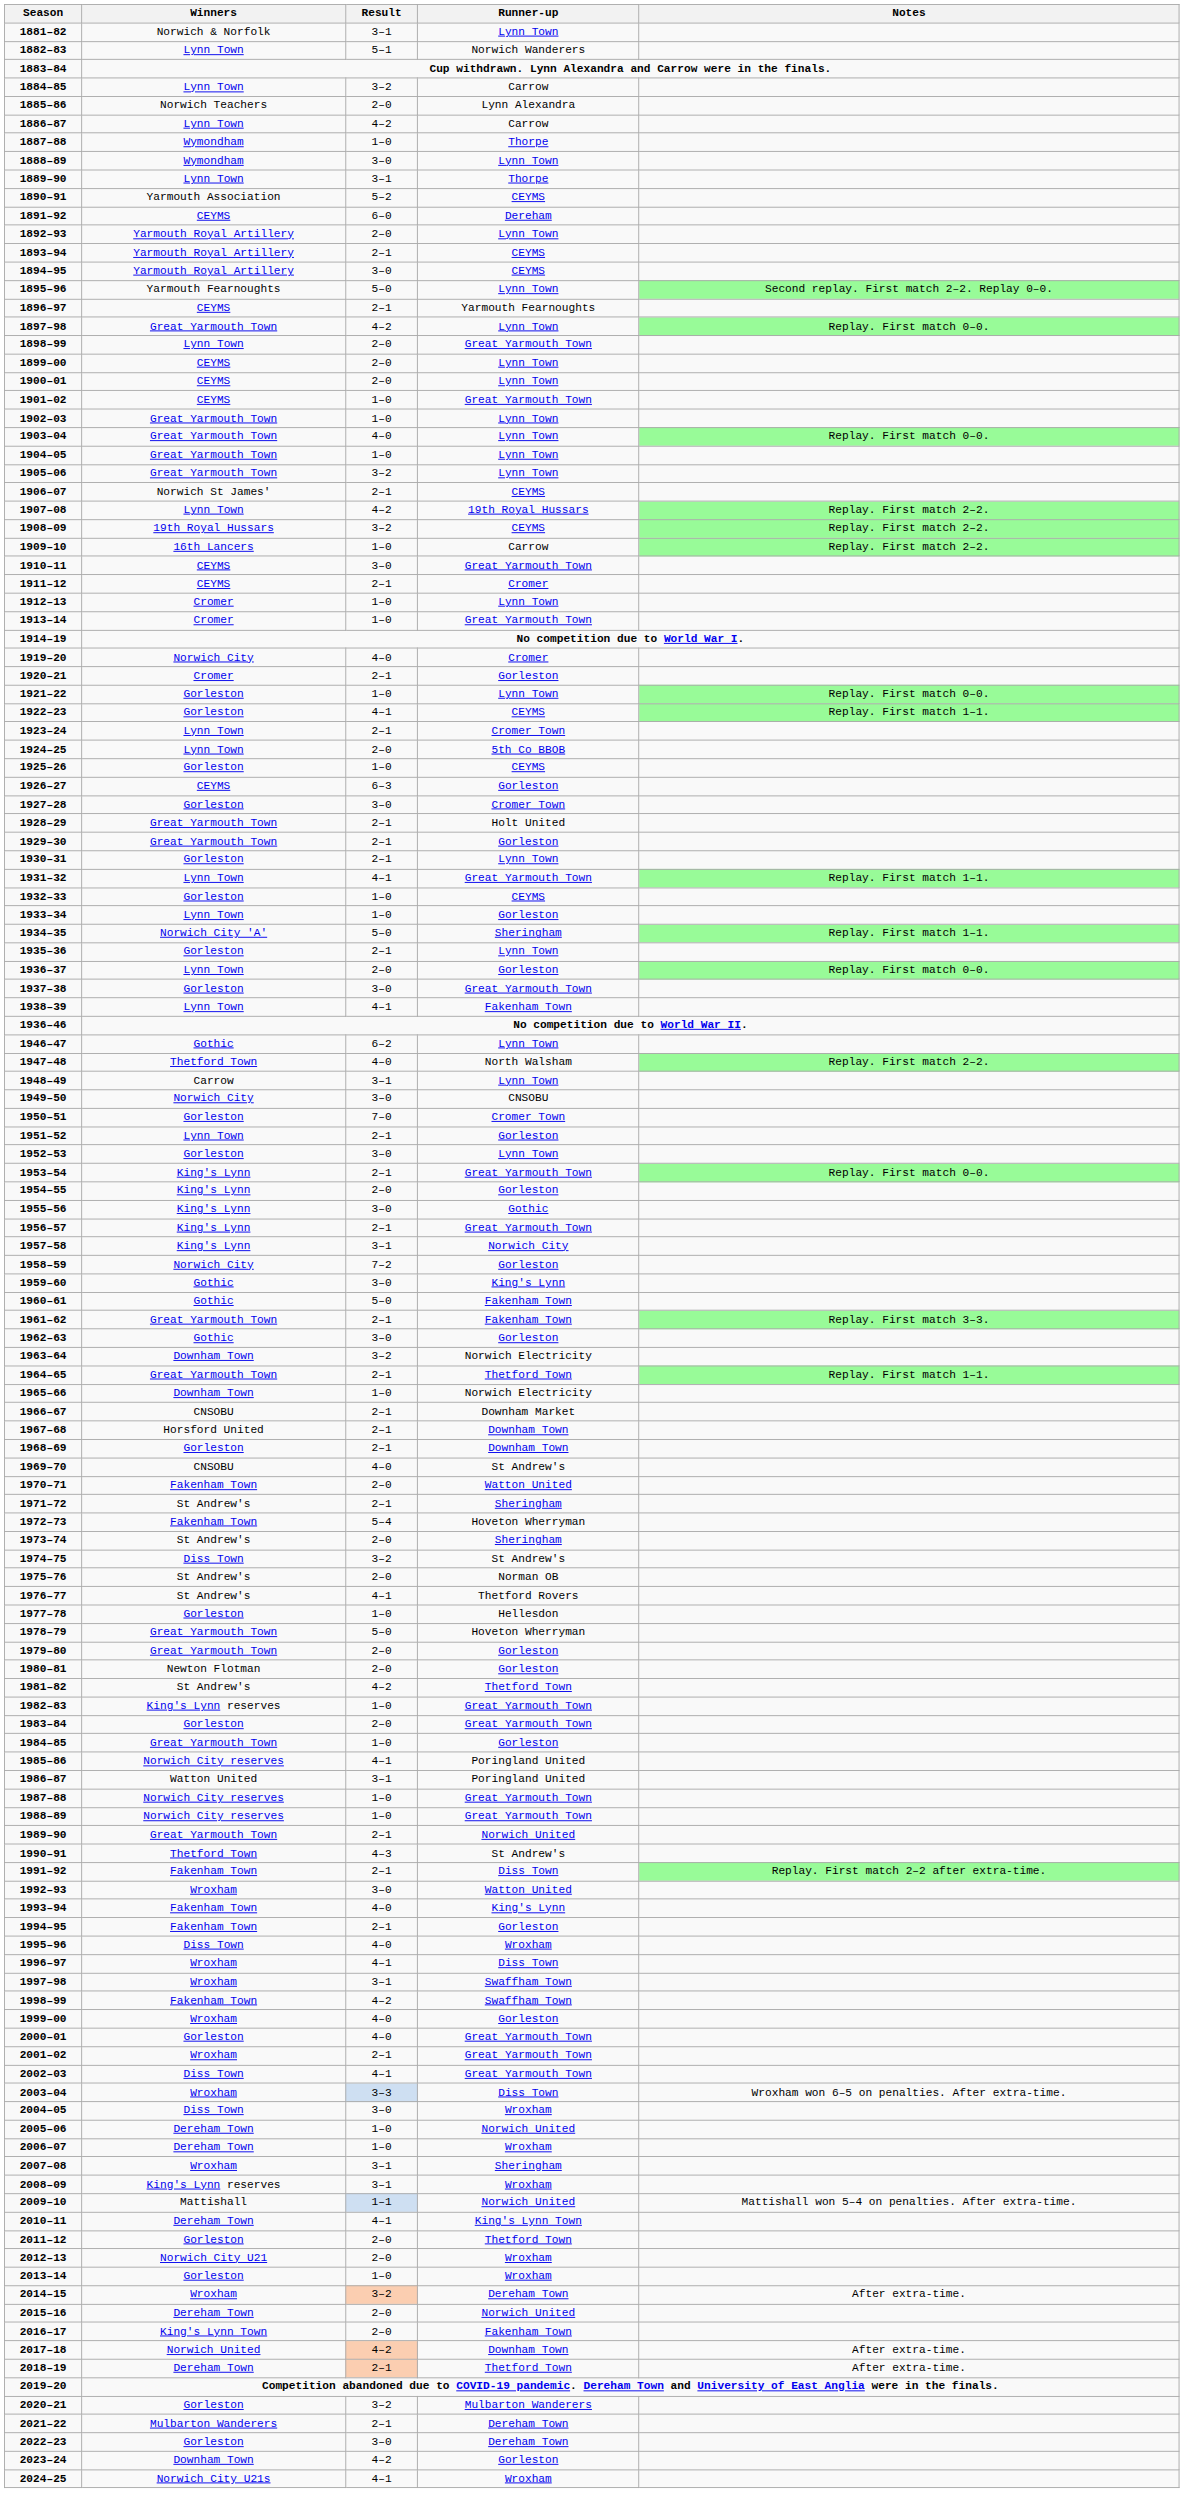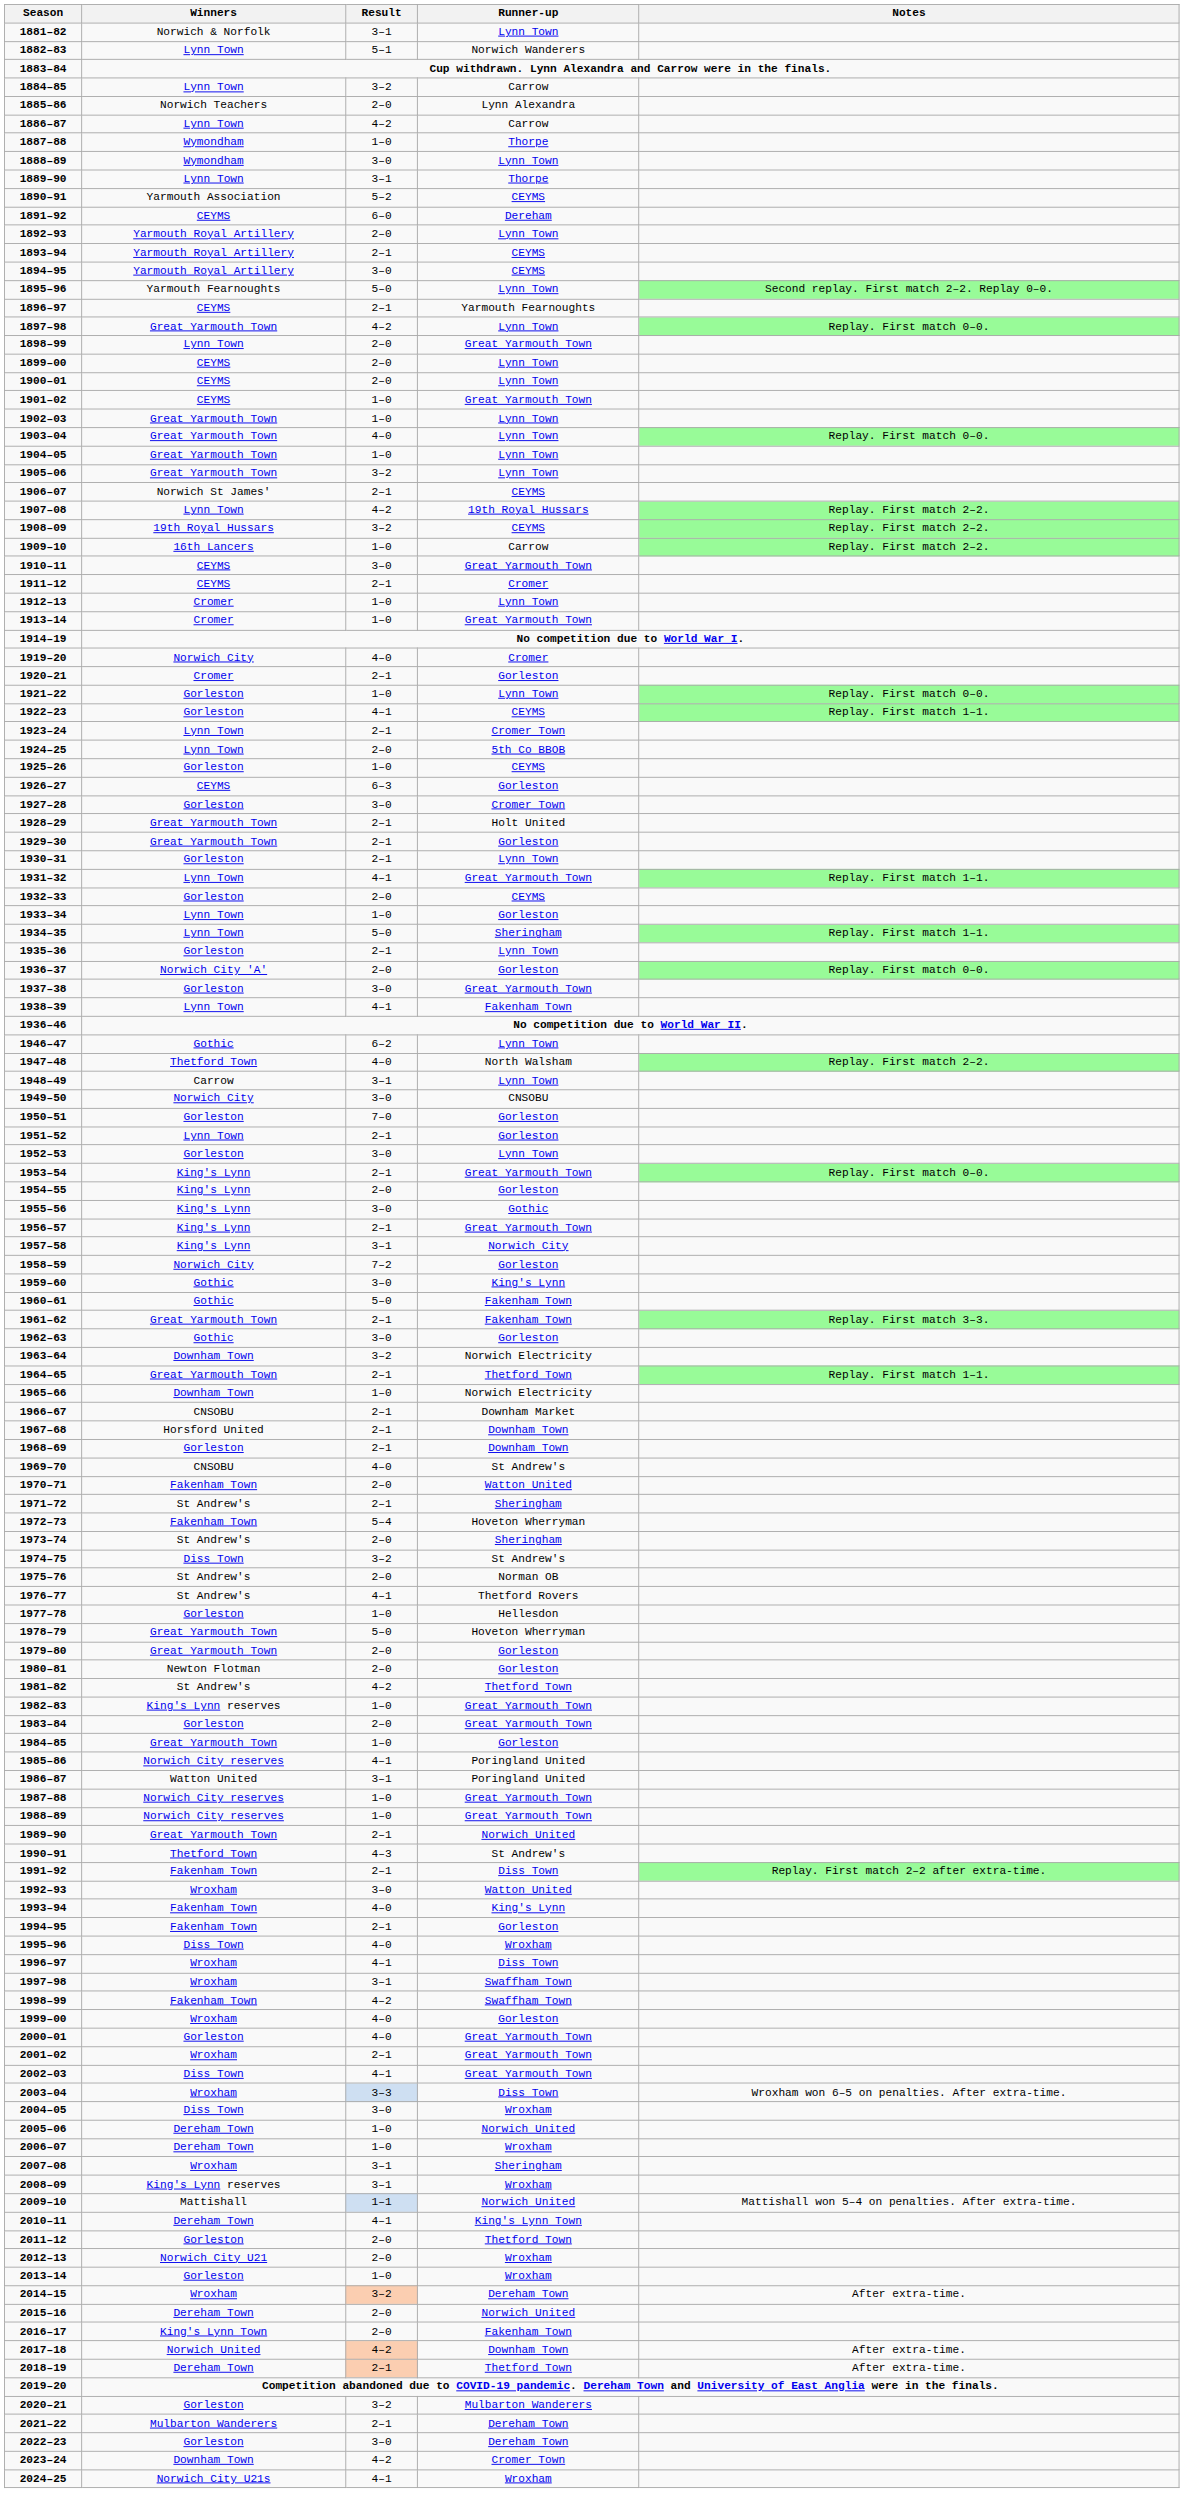(382, 897) 1–0 -> (382, 897) 2–0
(214, 933) Norwich City 'A' -> (214, 933) Lynn Town
(214, 970) Lynn Town -> (214, 970) Norwich City 'A'
(528, 1117) Cromer Town -> (528, 1117) Gorleston
(528, 2460) Gorleston -> (528, 2460) Cromer Town
